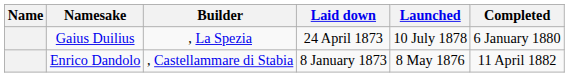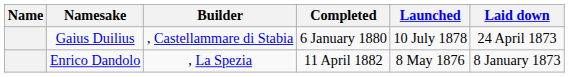columns swapped: (343, 15) <-> (517, 15)
(220, 38) , La Spezia -> (220, 38) , Castellammare di Stabia
(220, 60) , Castellammare di Stabia -> (220, 60) , La Spezia
